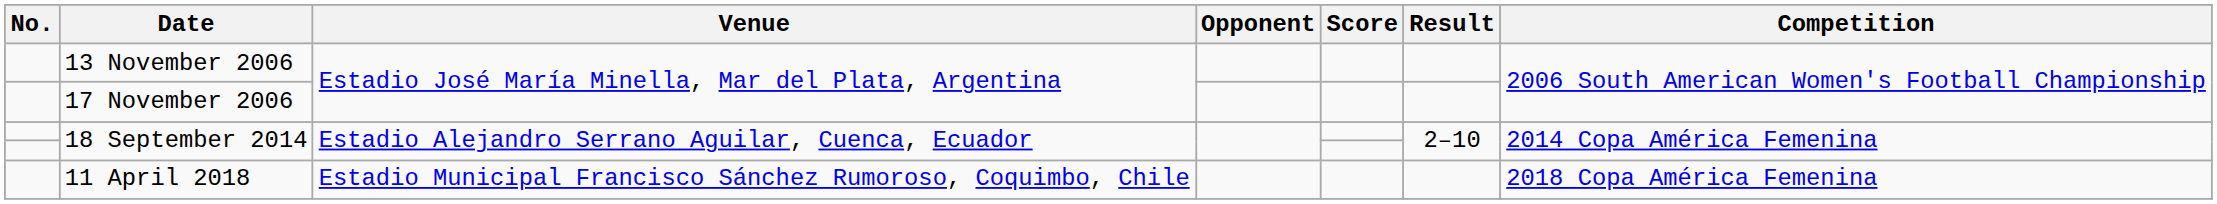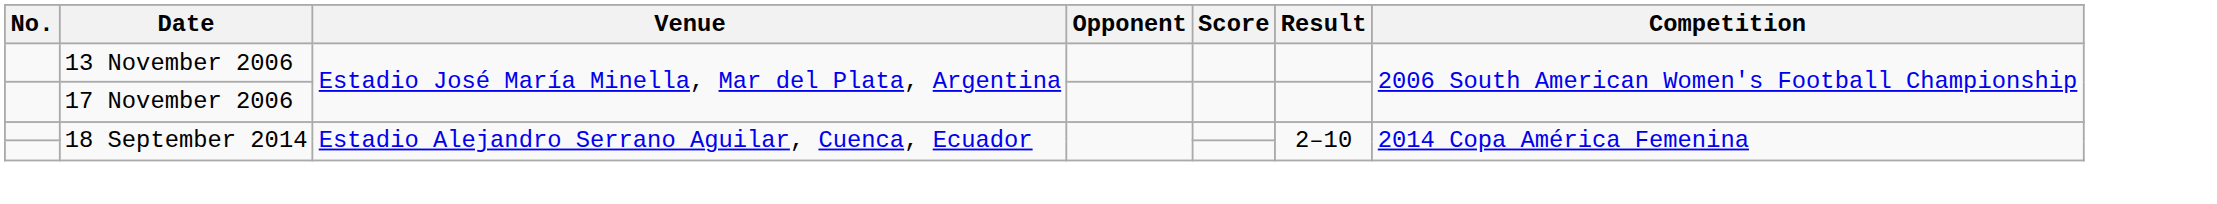- row: (158, 179)
